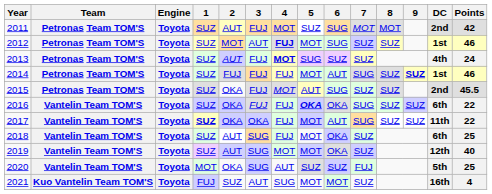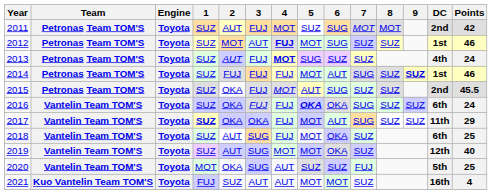(469, 104) 22 -> (469, 104) 24
(469, 120) 22 -> (469, 120) 29
(284, 181) SUG -> (284, 181) AUT
